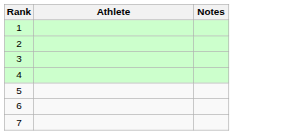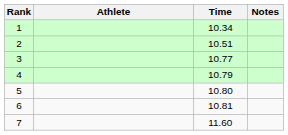+ column: (220, 12)
